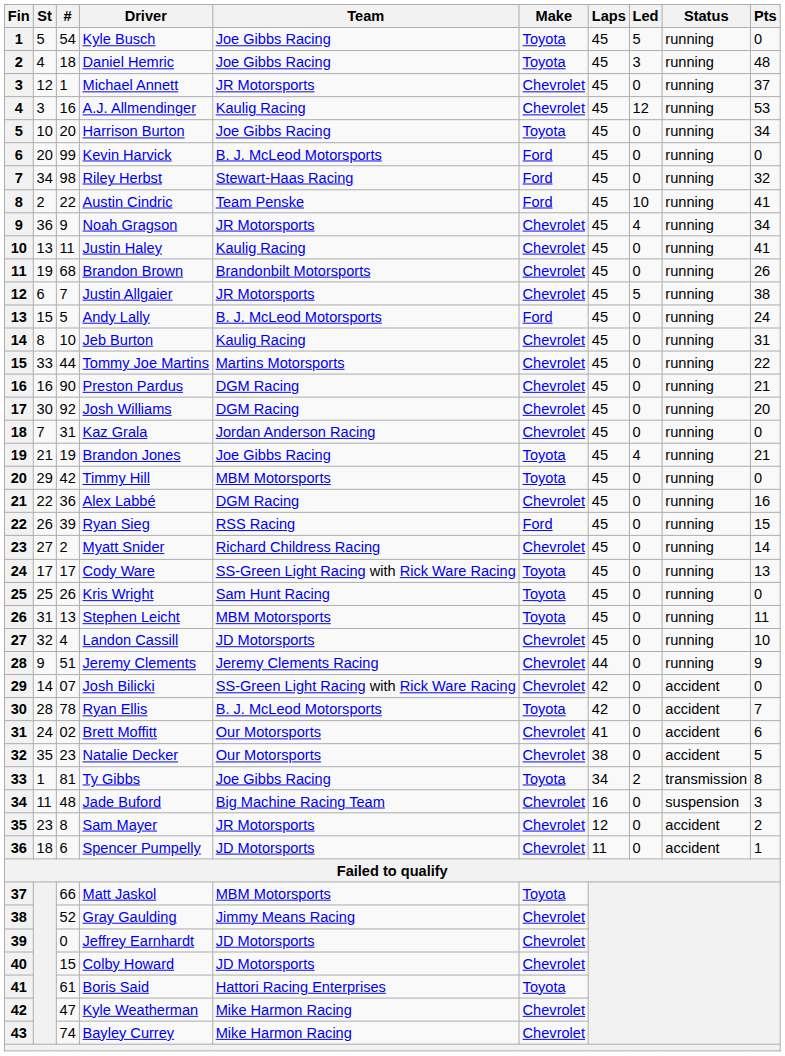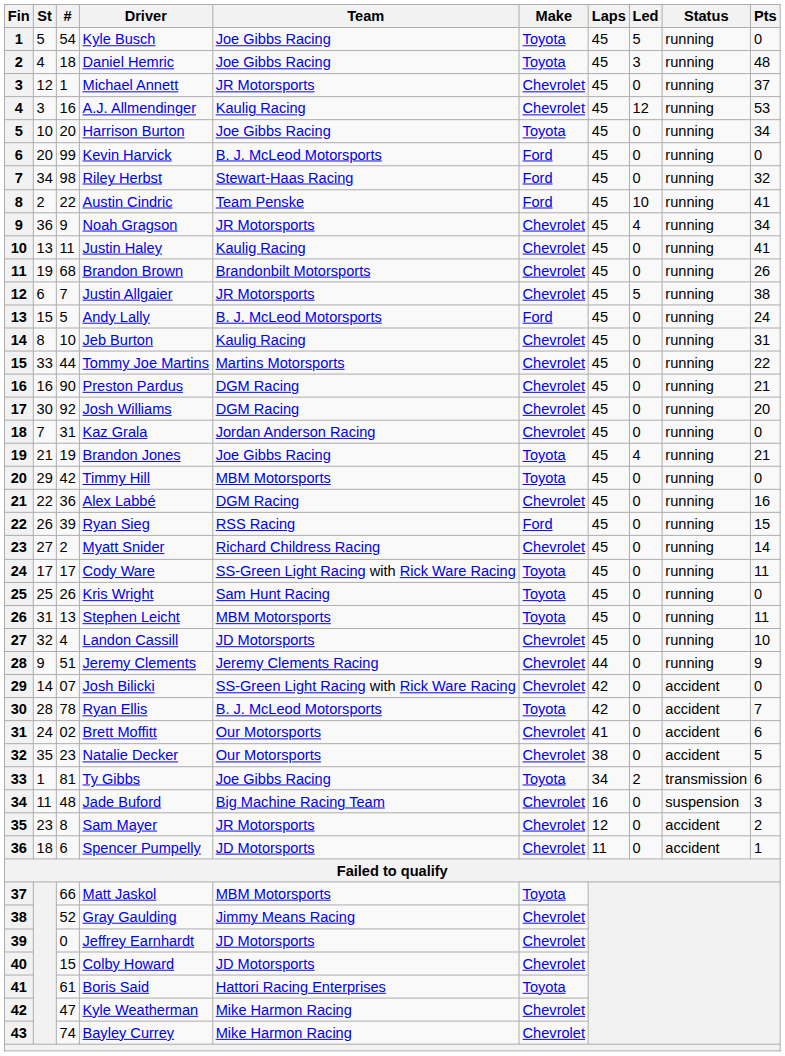(762, 571) 13 -> (761, 571) 11
(758, 779) 8 -> (758, 779) 6
